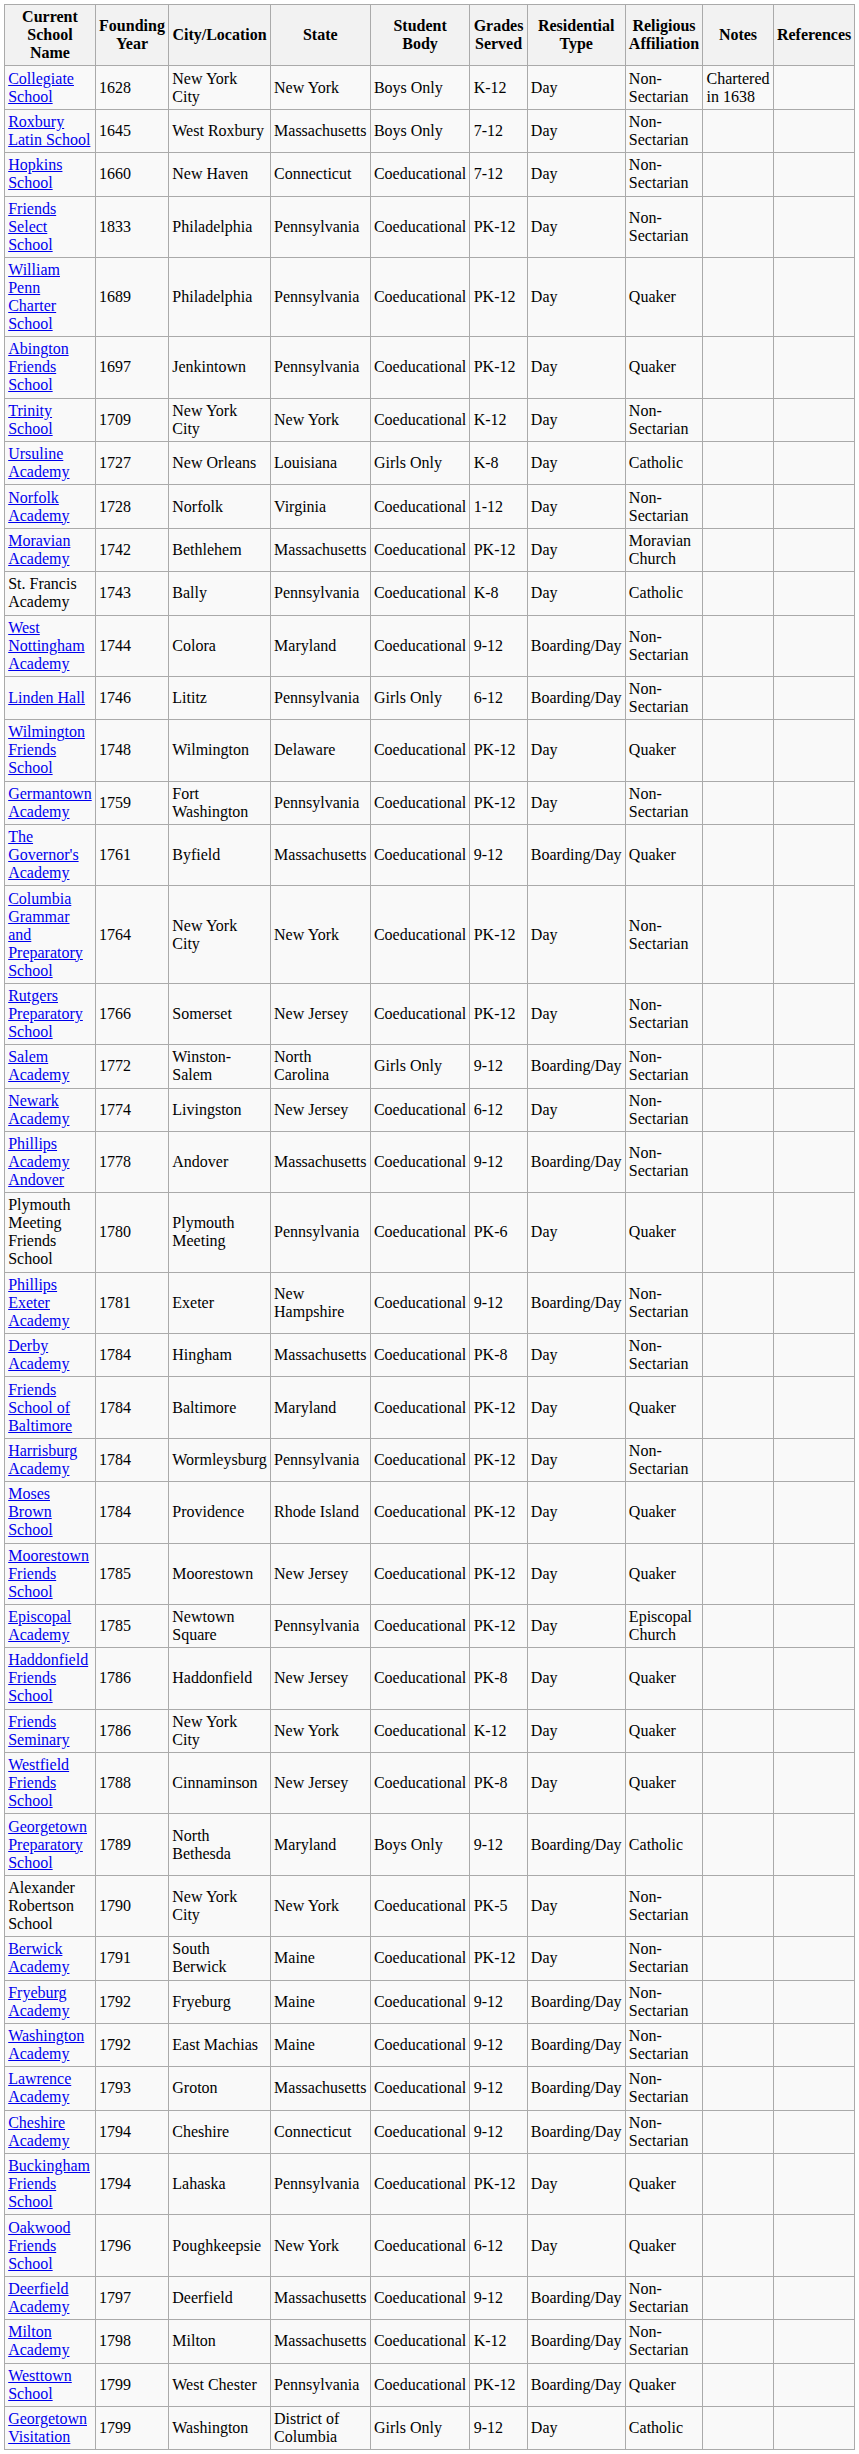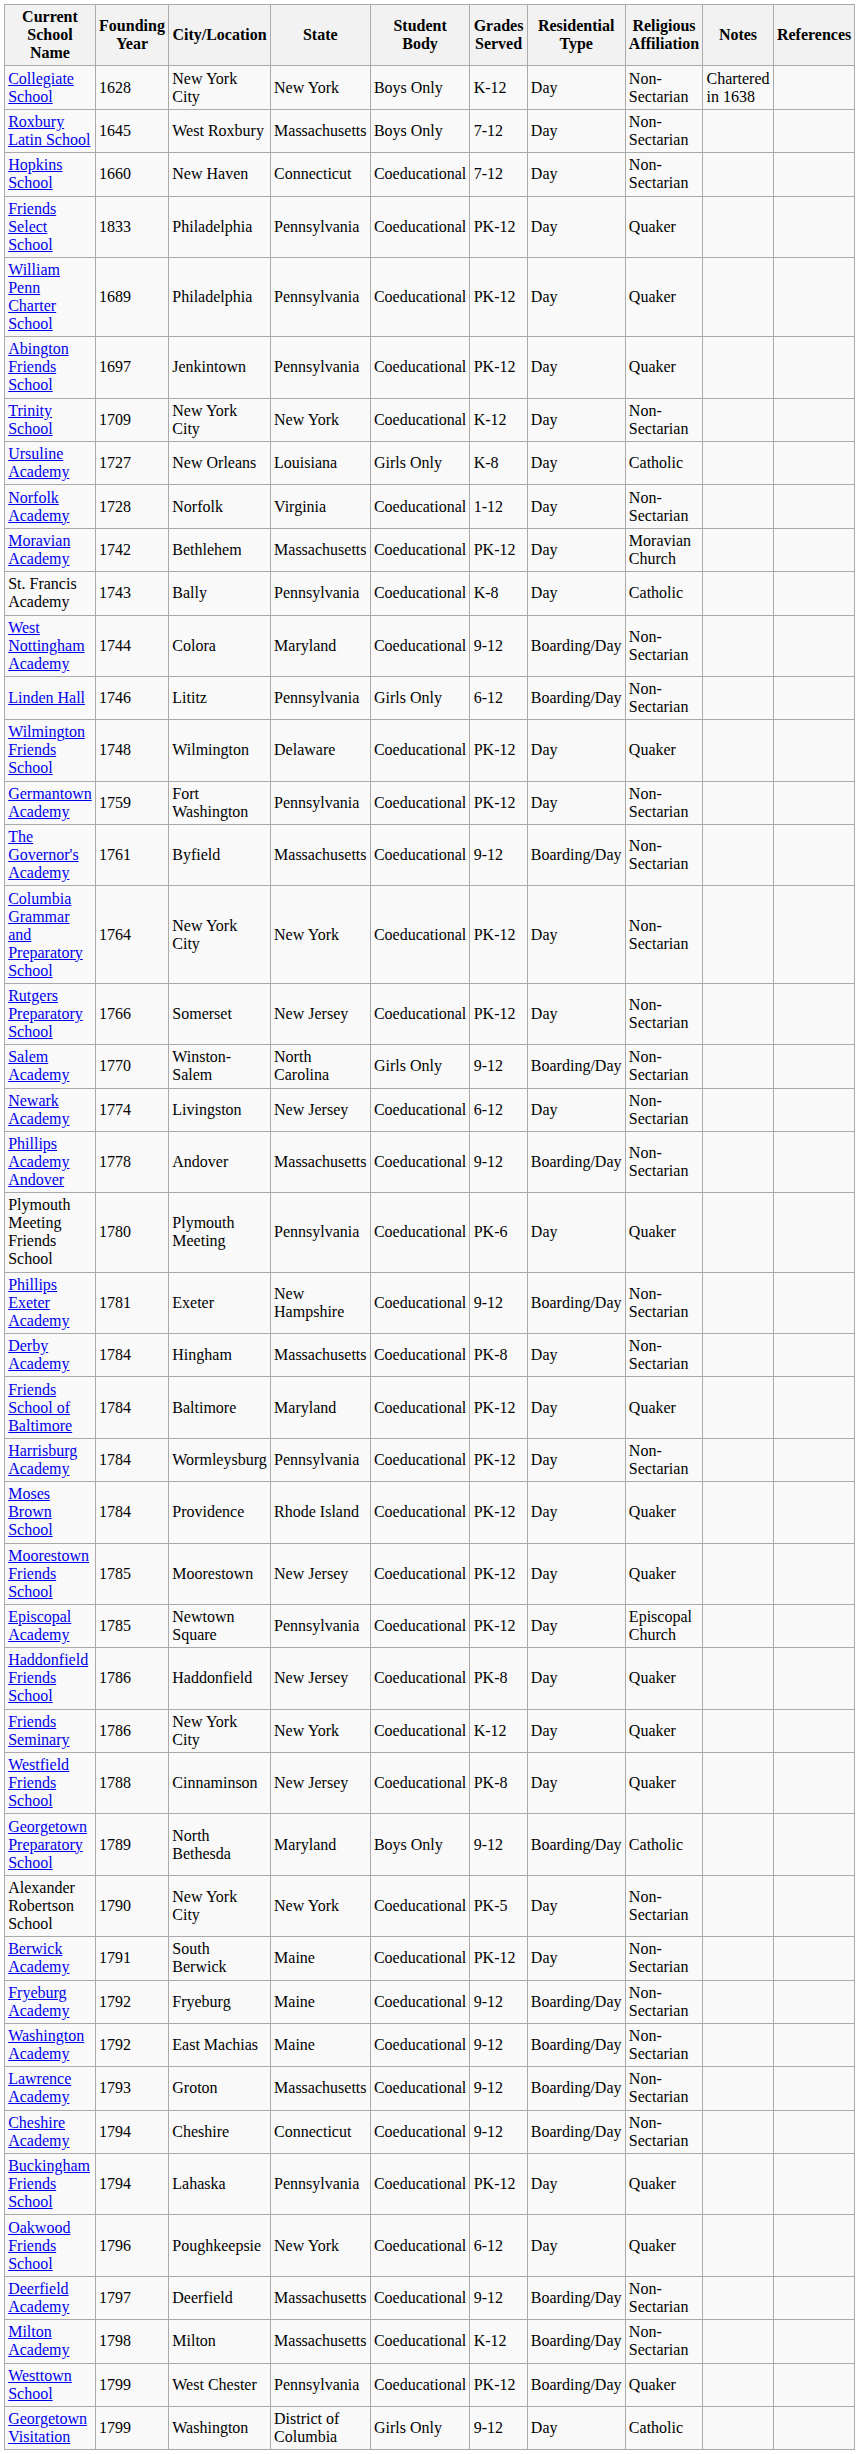(659, 226) Non-Sectarian -> (652, 226) Quaker
(652, 855) Quaker -> (659, 855) Non-Sectarian
(115, 1066) 1772 -> (115, 1066) 1770
